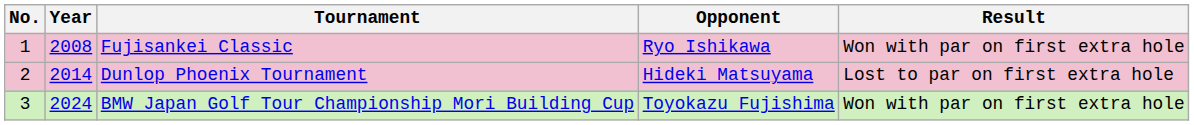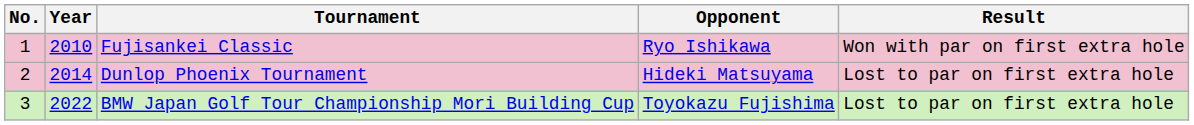(71, 48) 2008 -> (71, 48) 2010
(71, 106) 2024 -> (71, 106) 2022
(1014, 106) Won with par on first extra hole -> (1009, 106) Lost to par on first extra hole
